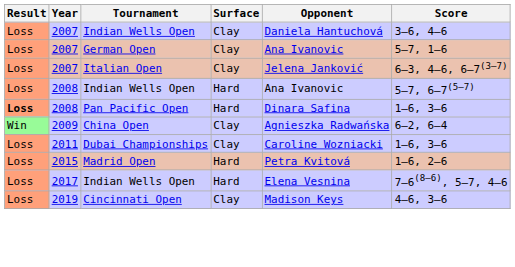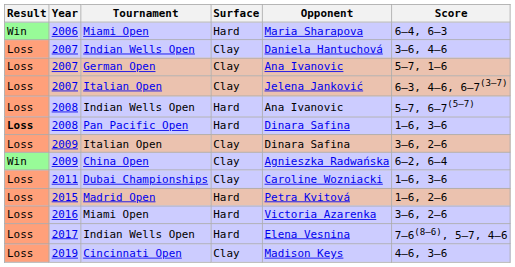+ row: (65, 31)
+ row: (65, 143)
+ row: (65, 215)
